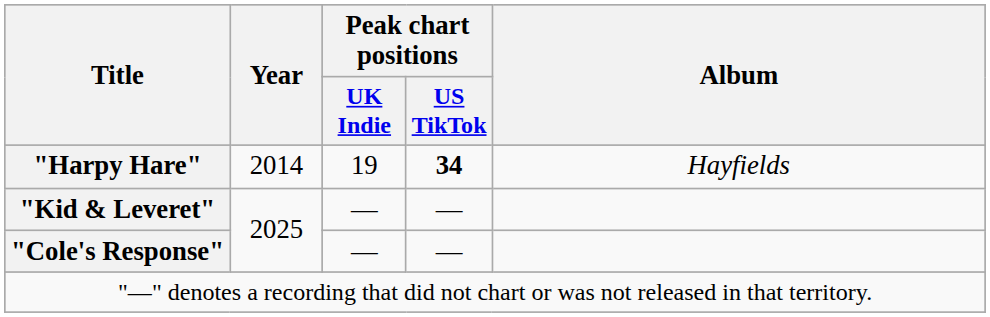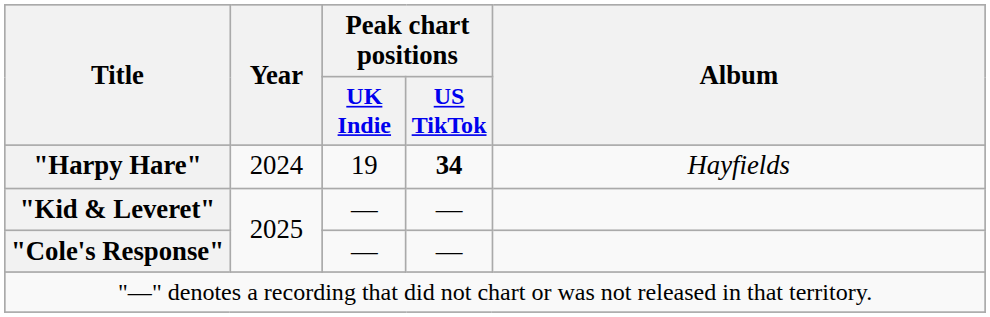(276, 166) 2014 -> (276, 166) 2024
